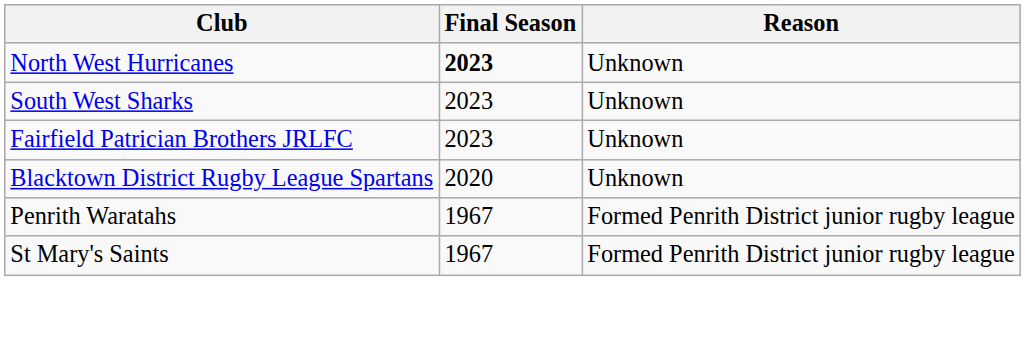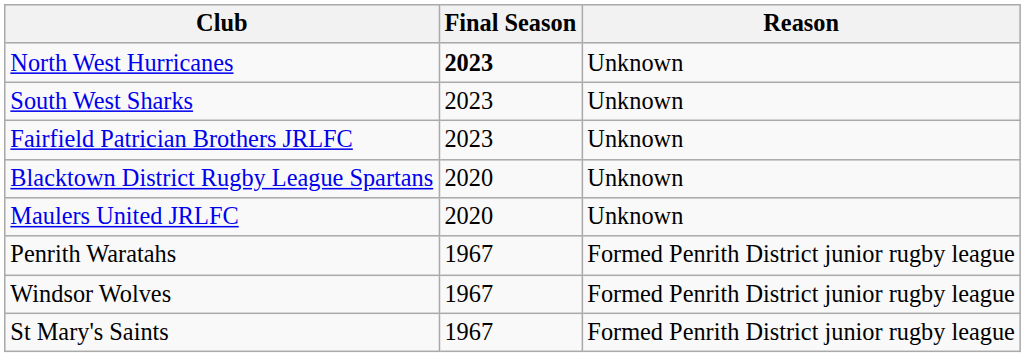+ row: (125, 216)
+ row: (91, 293)
